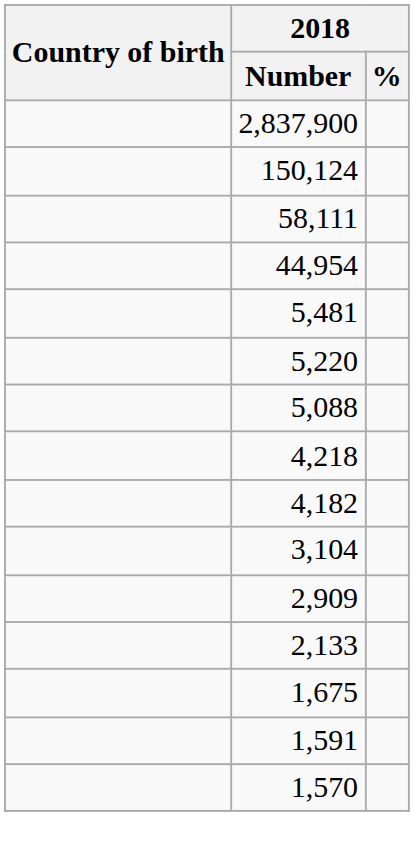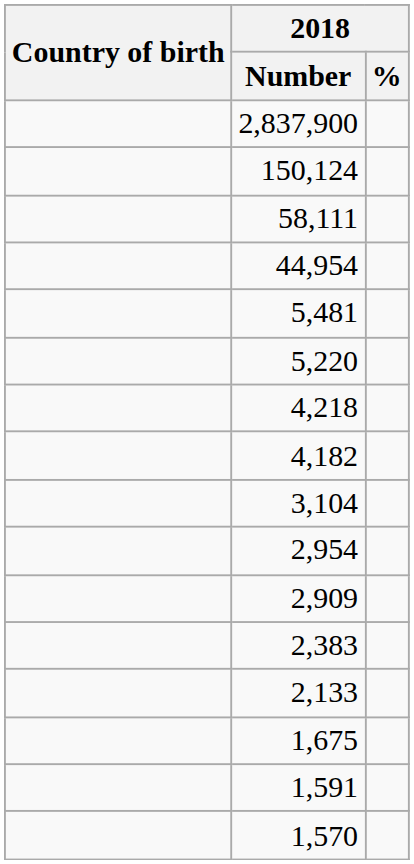- row: (324, 407)
+ row: (324, 550)
+ row: (324, 645)
